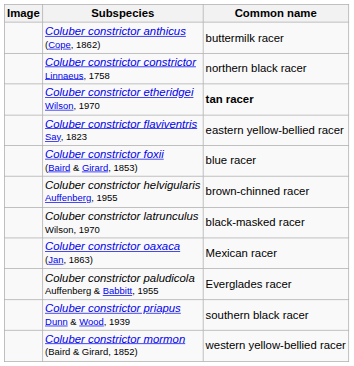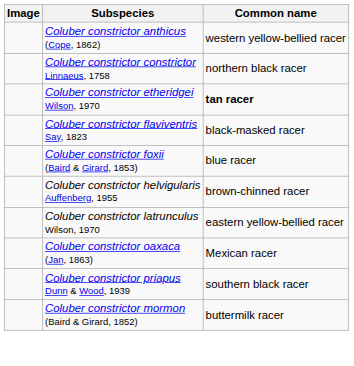(245, 37) buttermilk racer -> (276, 37) western yellow-bellied racer
(275, 130) eastern yellow-bellied racer -> (255, 130) black-masked racer
(255, 222) black-masked racer -> (275, 222) eastern yellow-bellied racer
- row: (120, 284)
(276, 345) western yellow-bellied racer -> (245, 315) buttermilk racer
